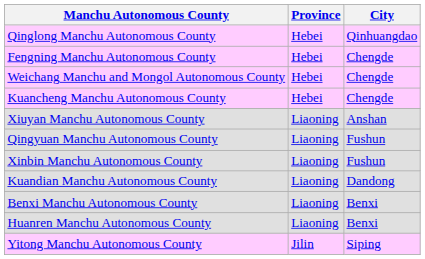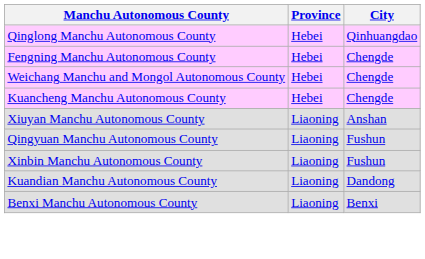- row: (109, 222)
- row: (105, 243)
